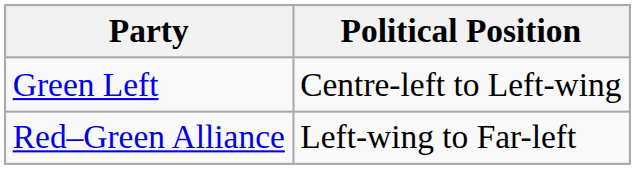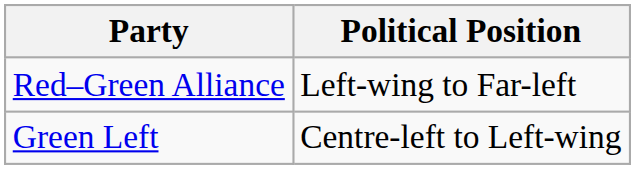rows swapped: (86, 84) <-> (149, 137)
